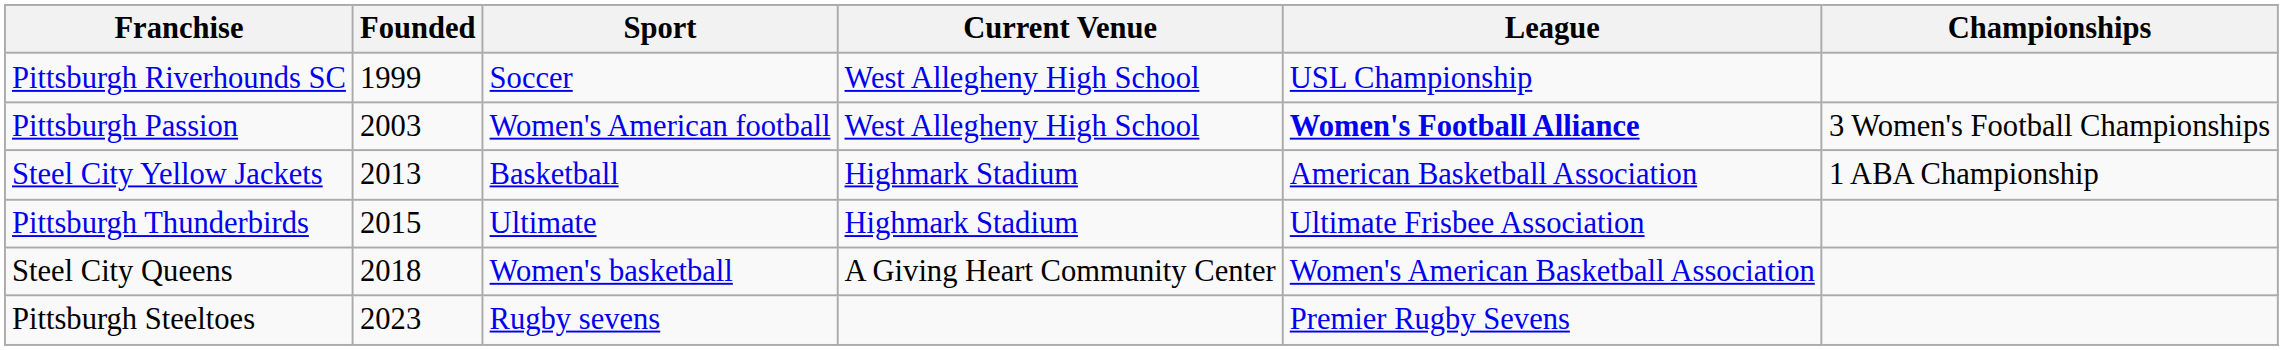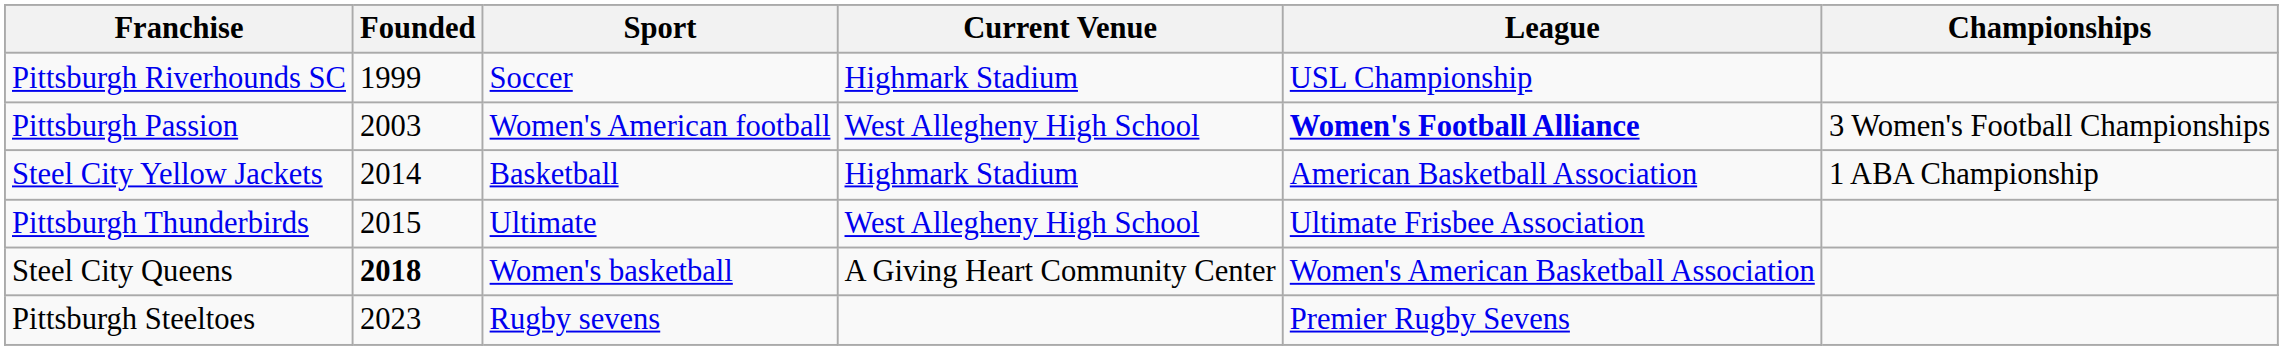(1022, 77) West Allegheny High School -> (961, 77) Highmark Stadium
(391, 174) 2013 -> (391, 174) 2014
(961, 222) Highmark Stadium -> (1022, 222) West Allegheny High School
(391, 271) normal -> (391, 271) bold
